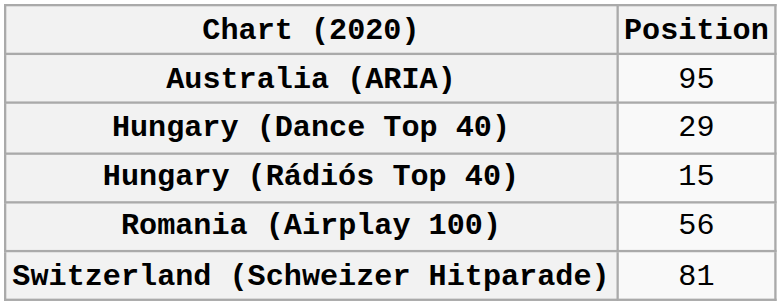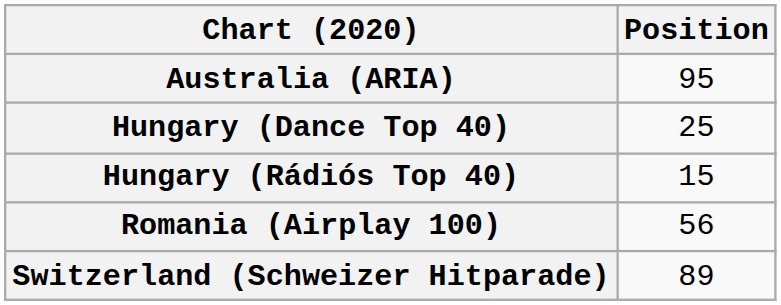(696, 128) 29 -> (696, 128) 25
(696, 276) 81 -> (696, 276) 89
